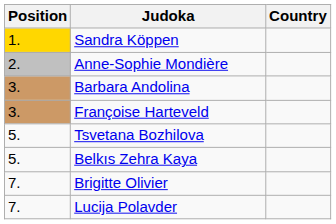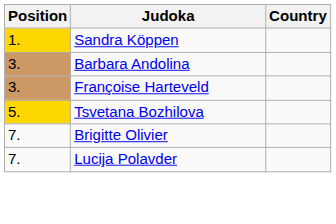- row: (151, 64)
(14, 135) no background -> (14, 111) gold background
- row: (136, 159)
